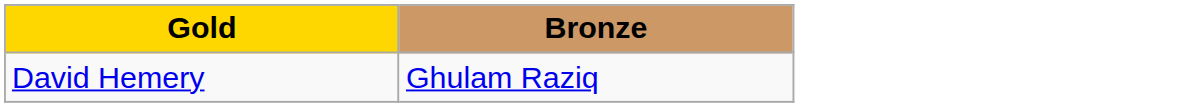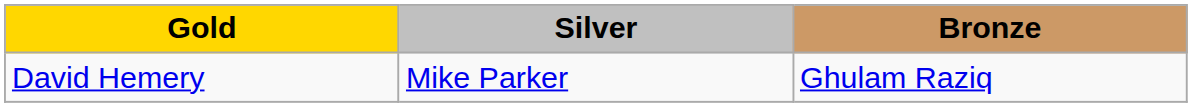+ column: (596, 28)
